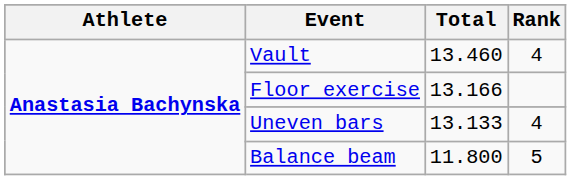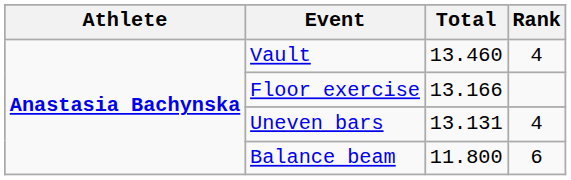(466, 124) 13.133 -> (466, 124) 13.131
(537, 158) 5 -> (537, 158) 6
